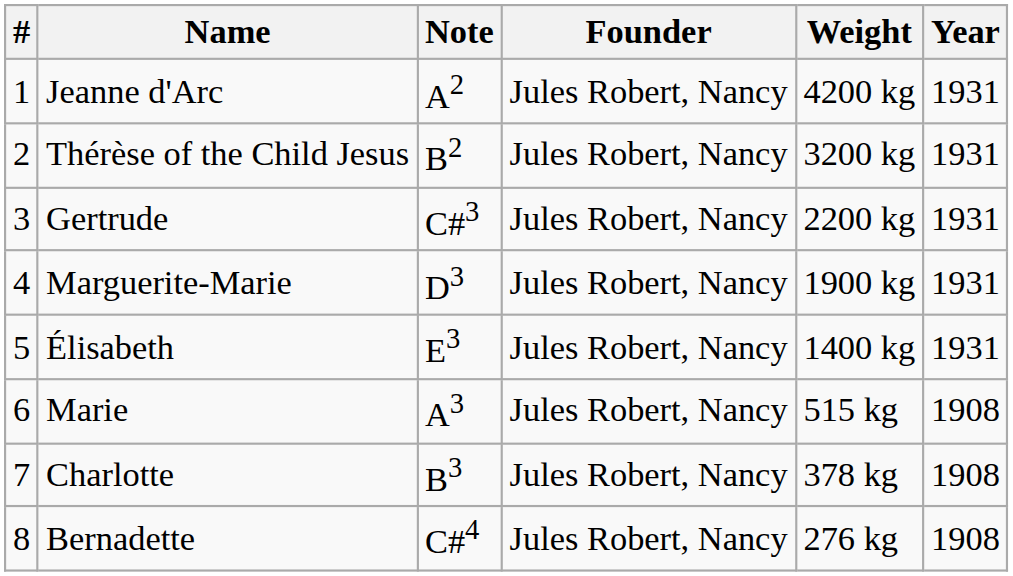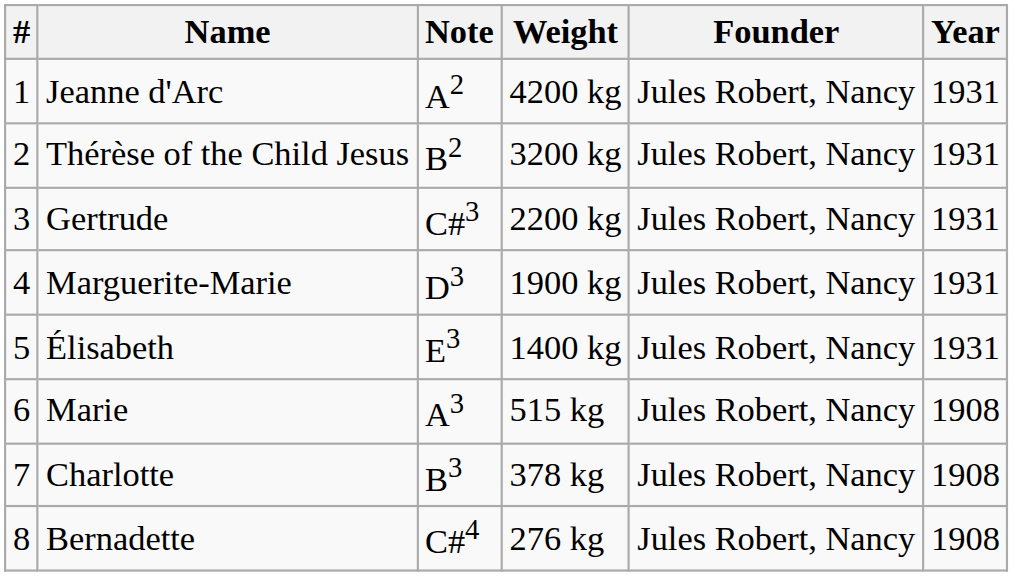columns swapped: (859, 31) <-> (649, 31)
